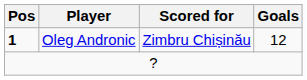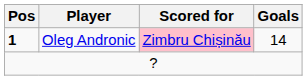(197, 39) no background -> (197, 39) pink background
(278, 39) 12 -> (278, 39) 14
